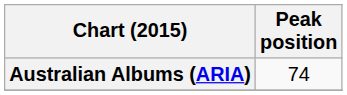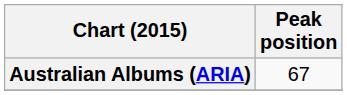(299, 74) 74 -> (299, 74) 67
